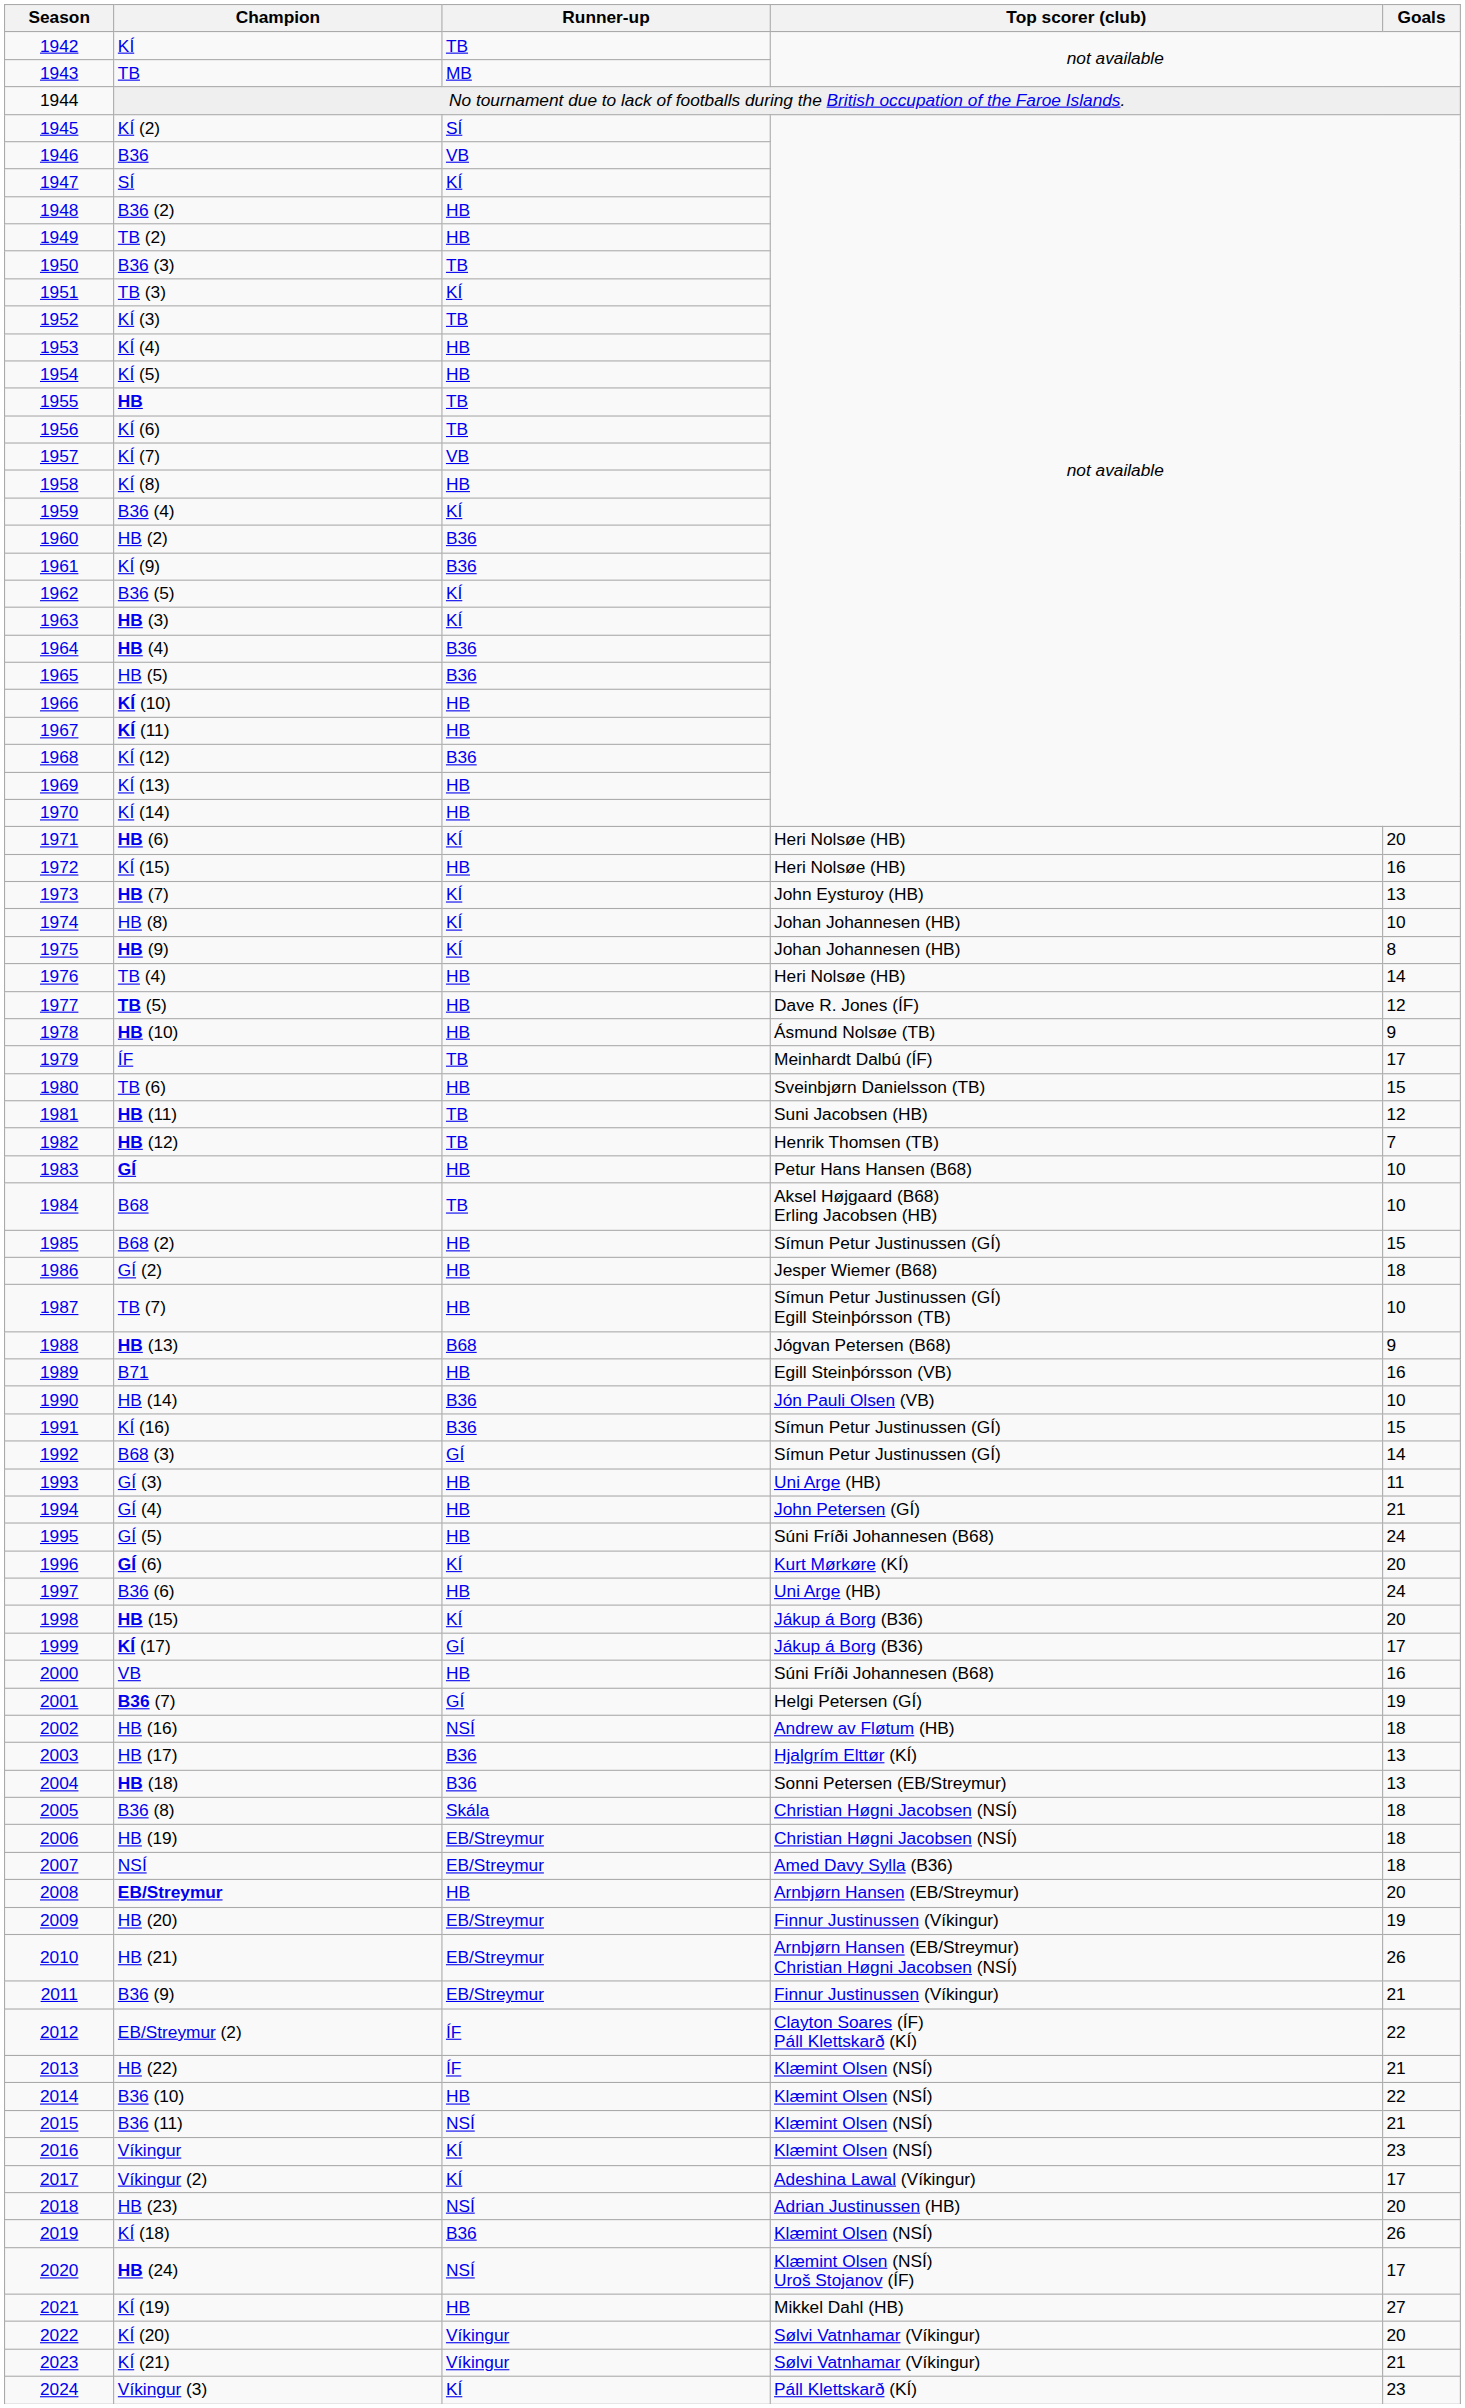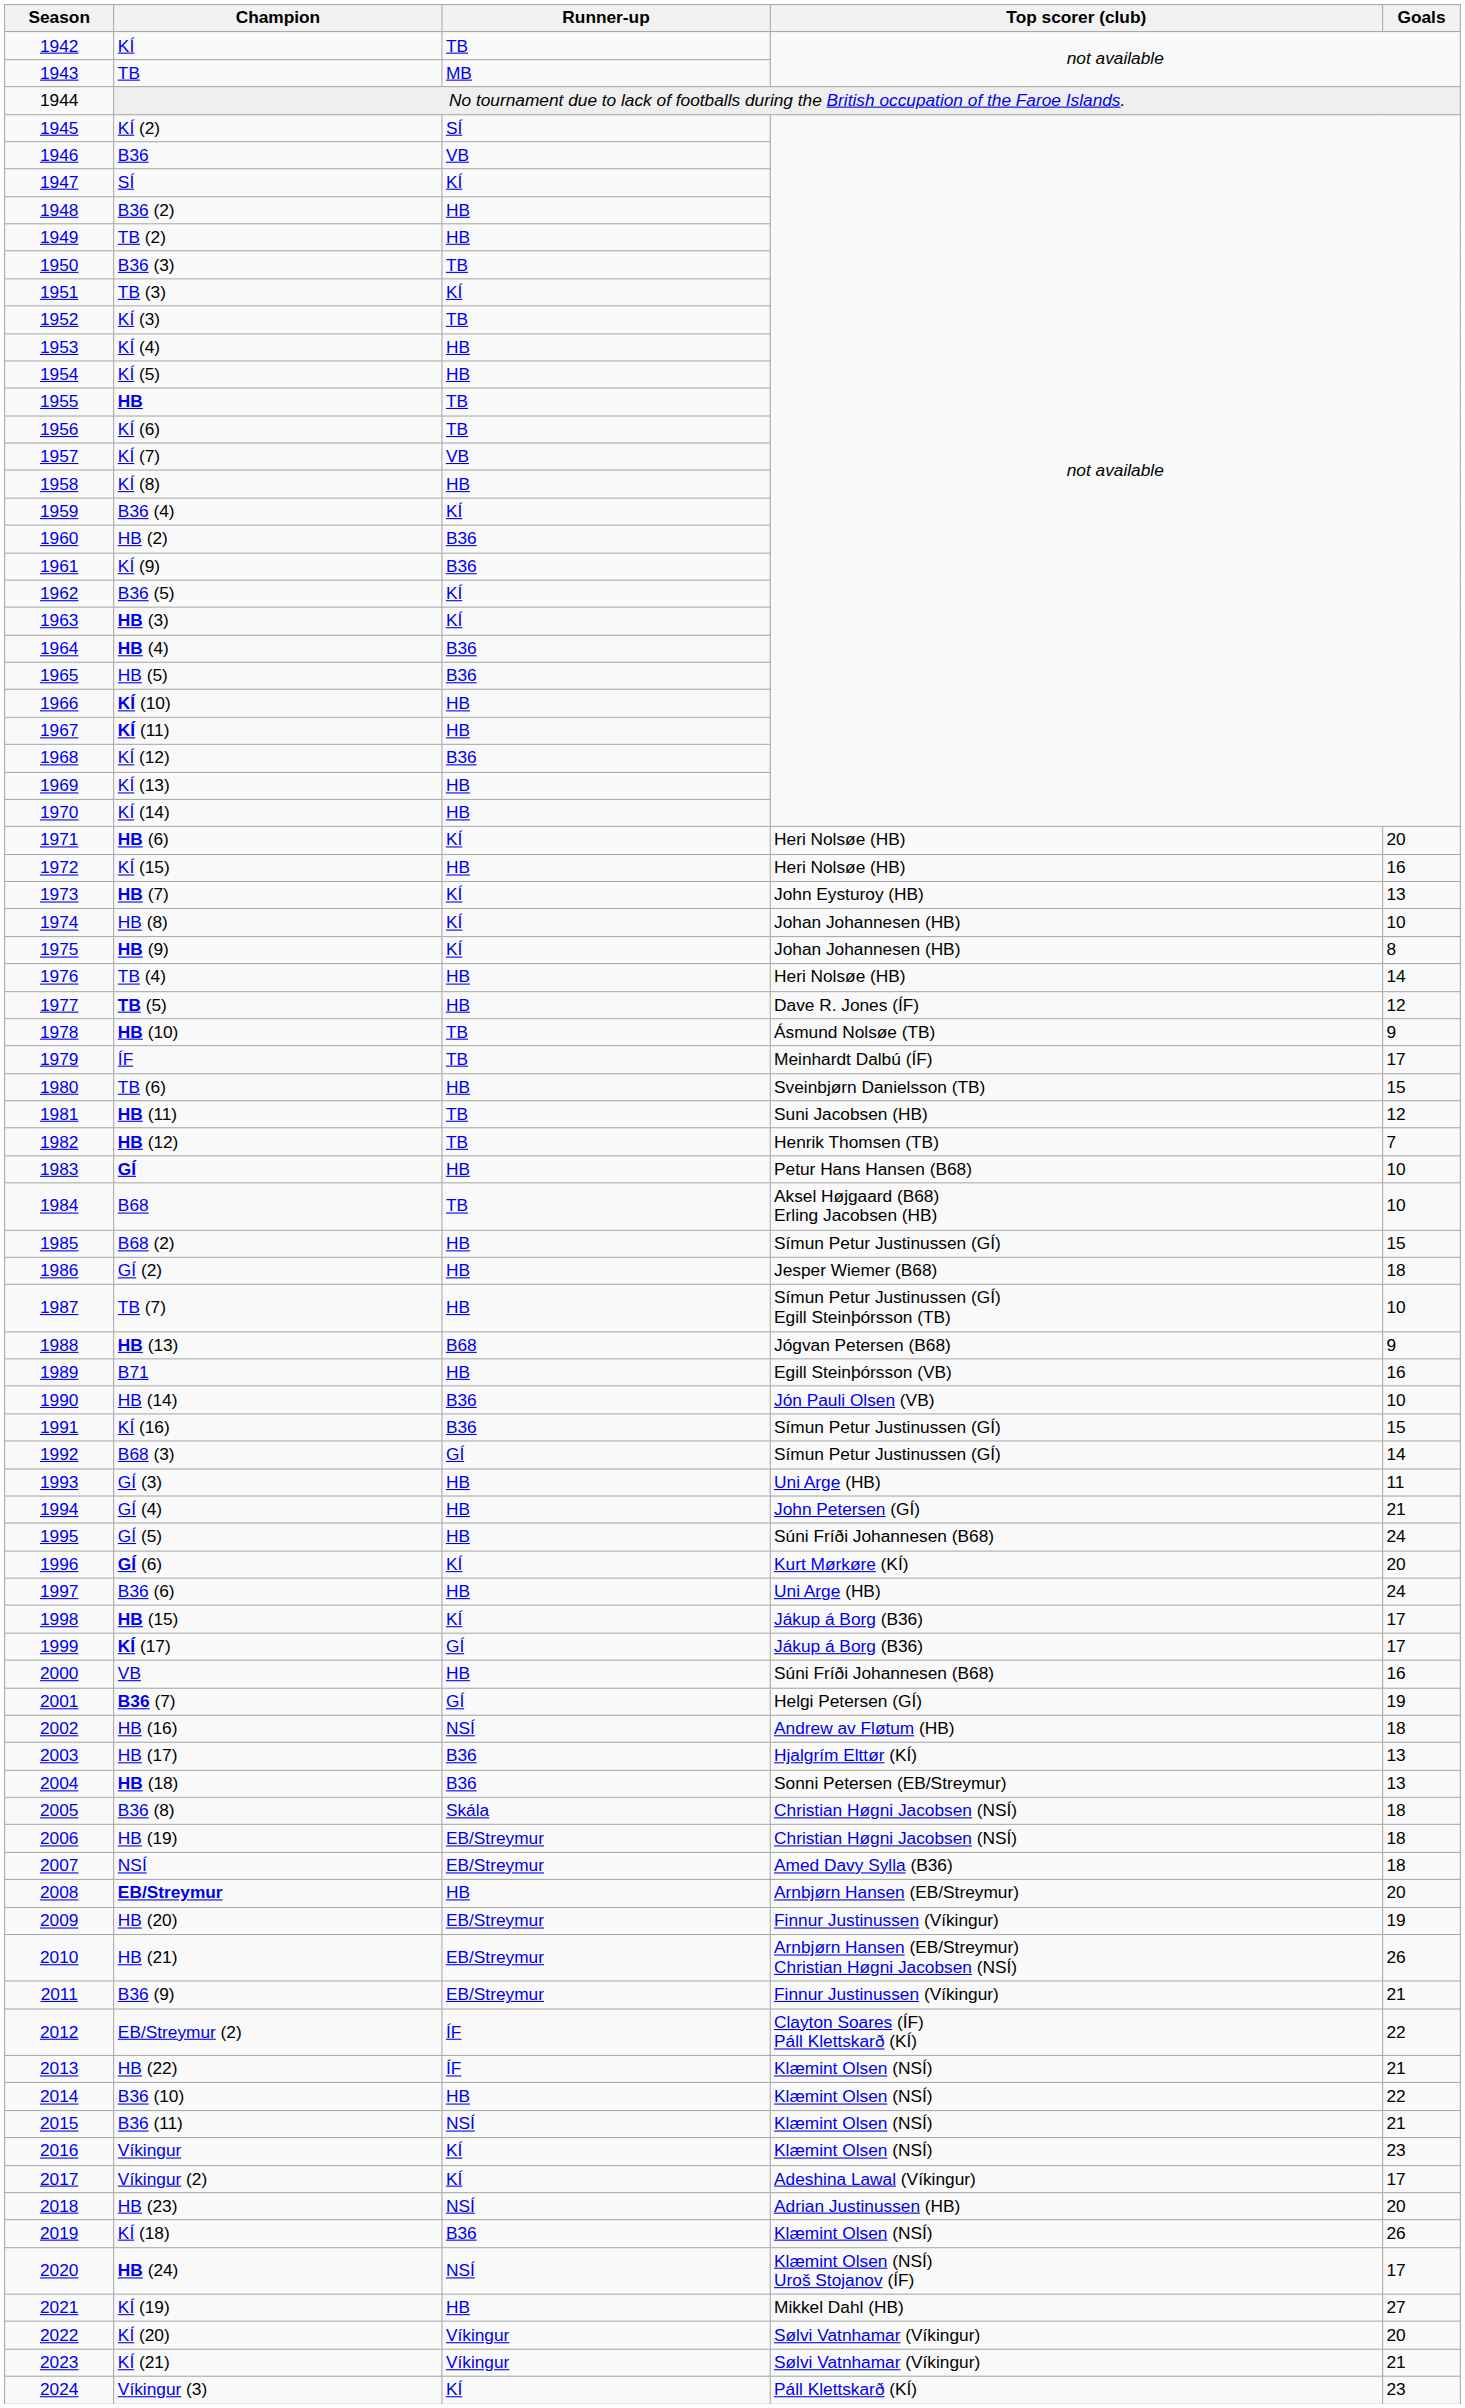(458, 1032) HB -> (457, 1032) TB
(1396, 1619) 20 -> (1396, 1619) 17
